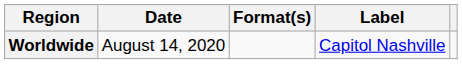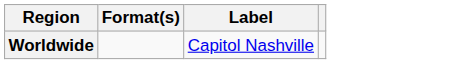- column: (163, 17)
